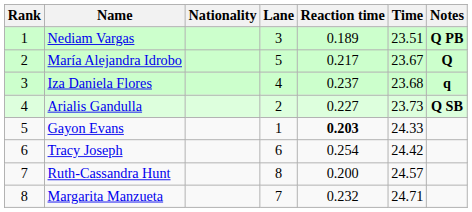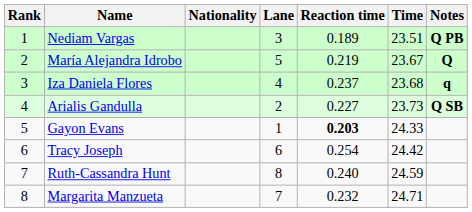(343, 60) 0.217 -> (343, 60) 0.219
(343, 173) 0.200 -> (343, 173) 0.240
(407, 173) 24.57 -> (407, 173) 24.59
